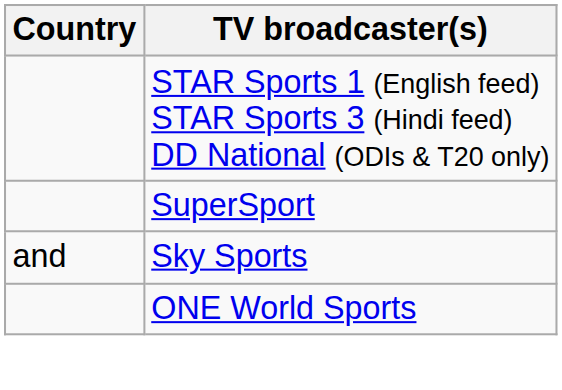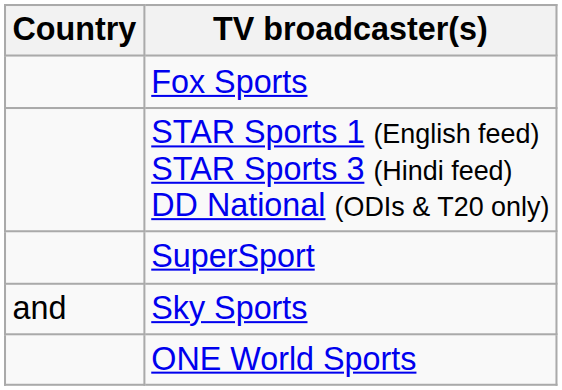+ row: (229, 81)
